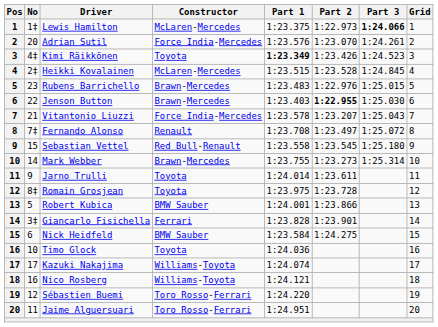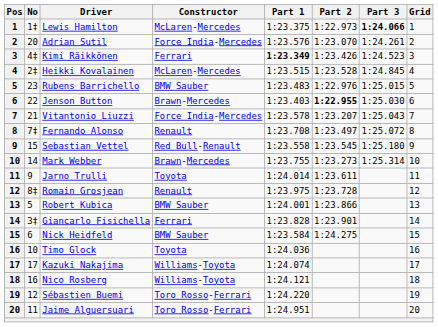(171, 57) Toyota -> (173, 57) Ferrari
(192, 86) Brawn-Mercedes -> (181, 86) BMW Sauber
(171, 191) Toyota -> (173, 191) Renault
